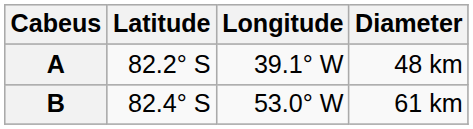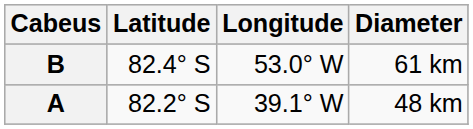rows swapped: (56, 64) <-> (56, 104)
